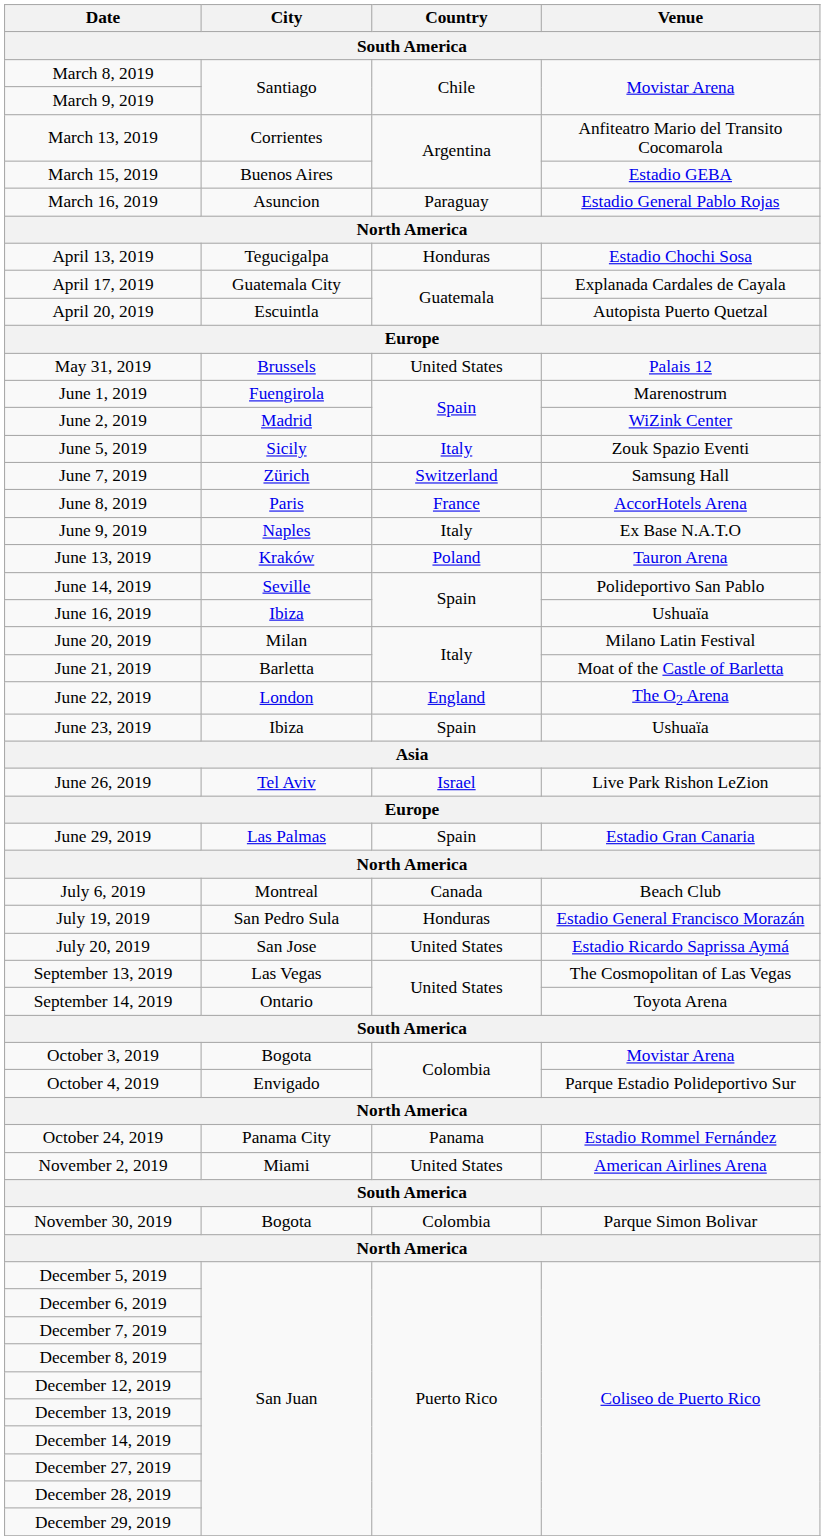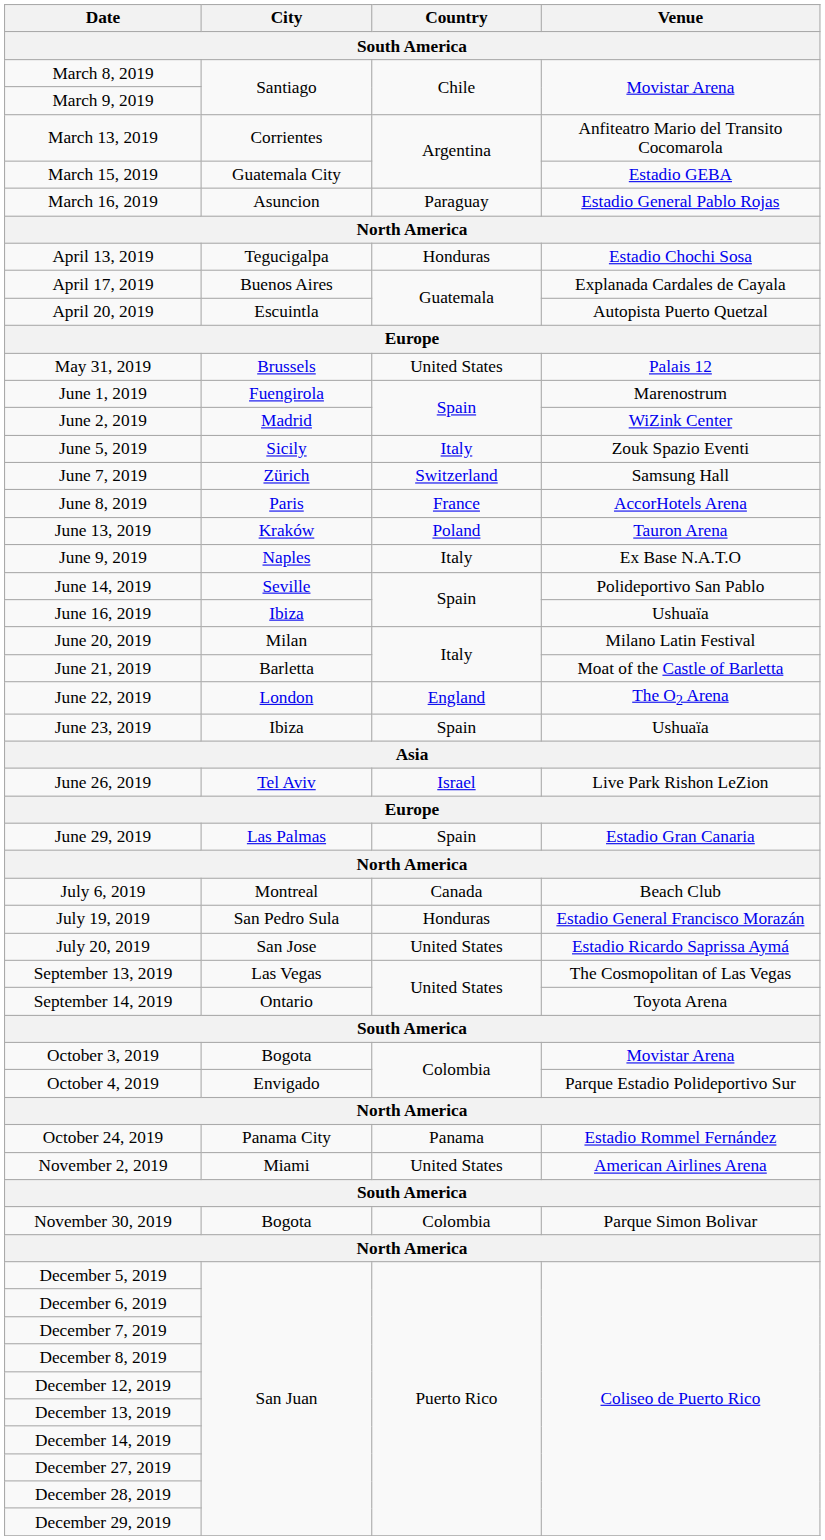(286, 174) Buenos Aires -> (286, 174) Guatemala City
(286, 284) Guatemala City -> (286, 284) Buenos Aires
rows swapped: (103, 530) <-> (103, 558)
